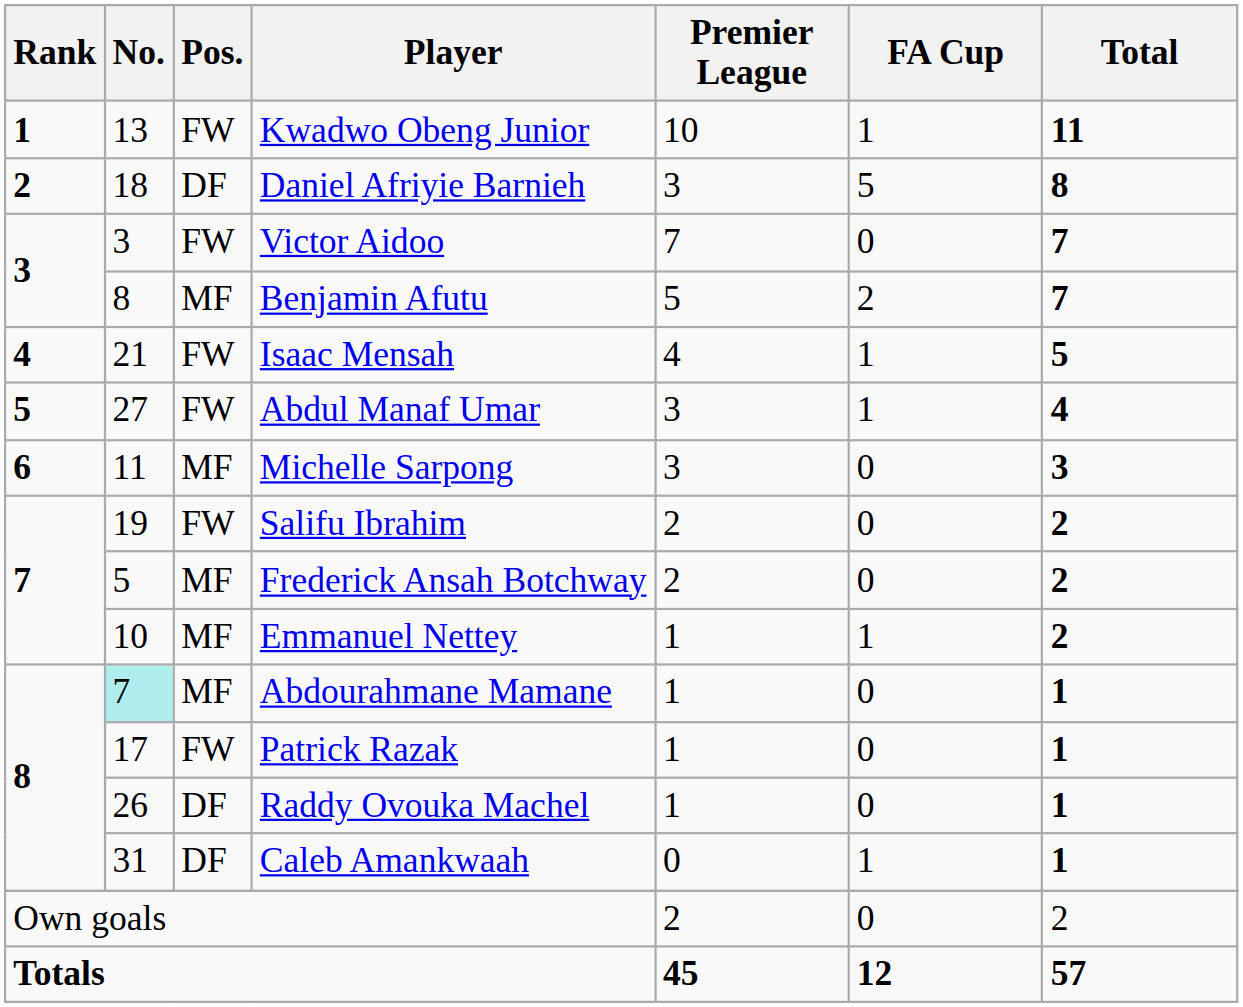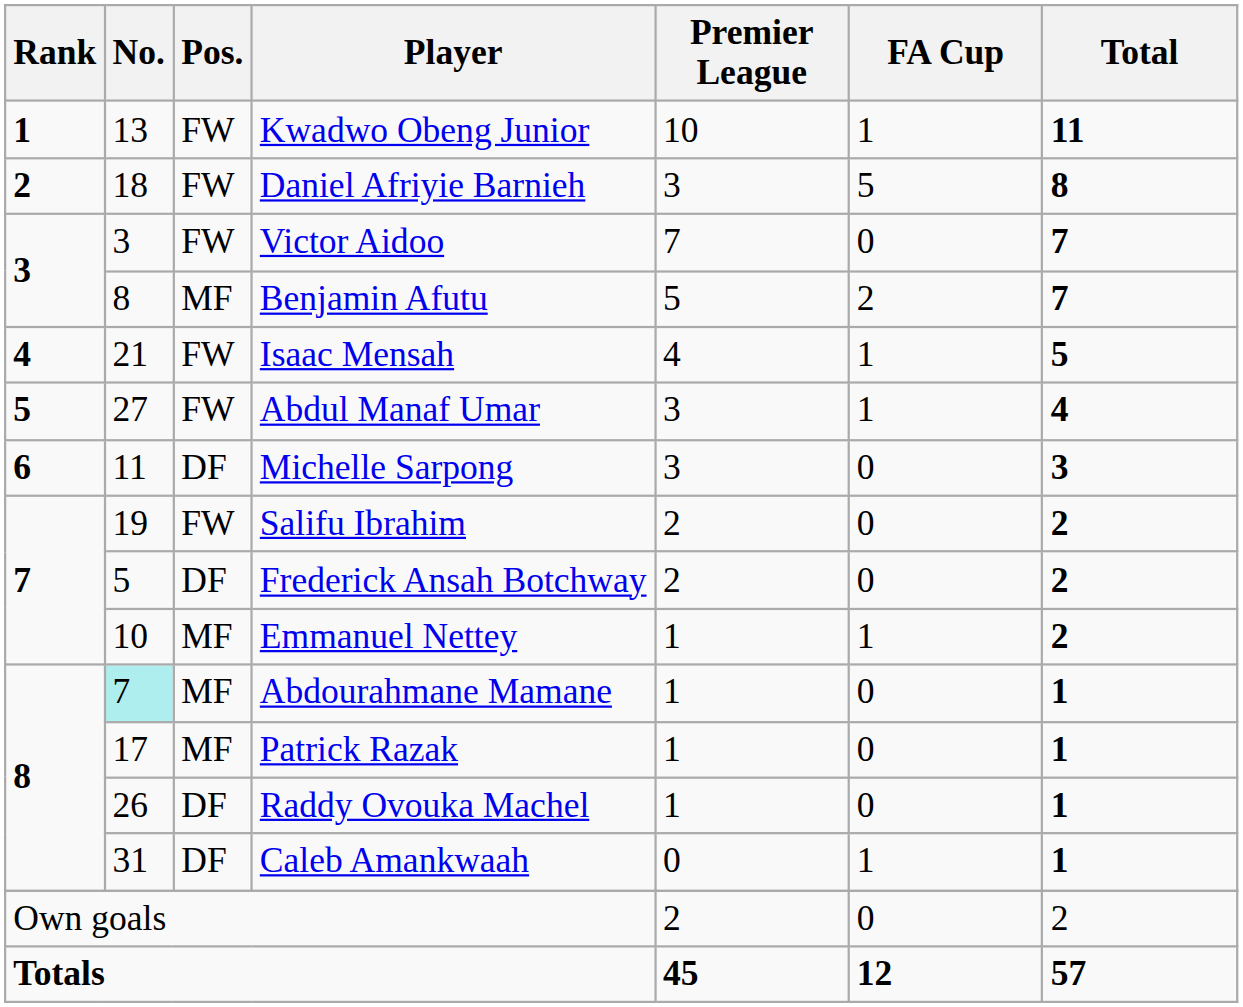(204, 185) DF -> (208, 185) FW
(207, 466) MF -> (204, 466) DF
(207, 579) MF -> (204, 579) DF
(208, 748) FW -> (207, 748) MF
